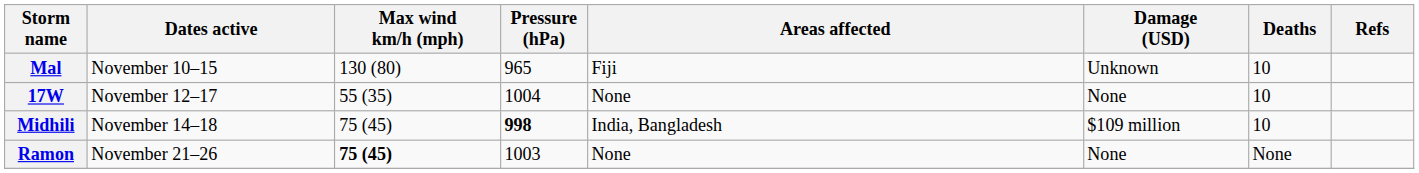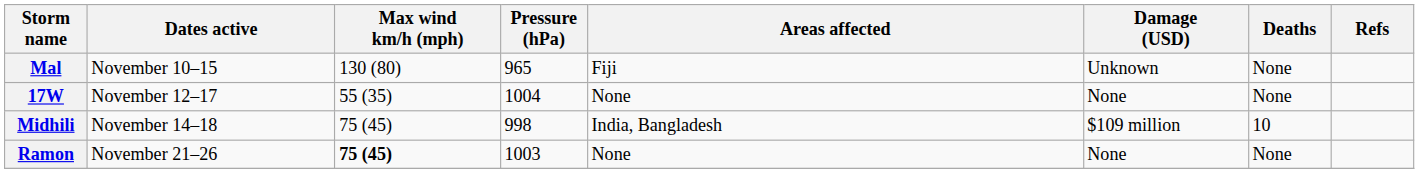(1262, 67) 10 -> (1272, 67) None
(1262, 96) 10 -> (1272, 96) None
(518, 125) bold -> (518, 125) normal
